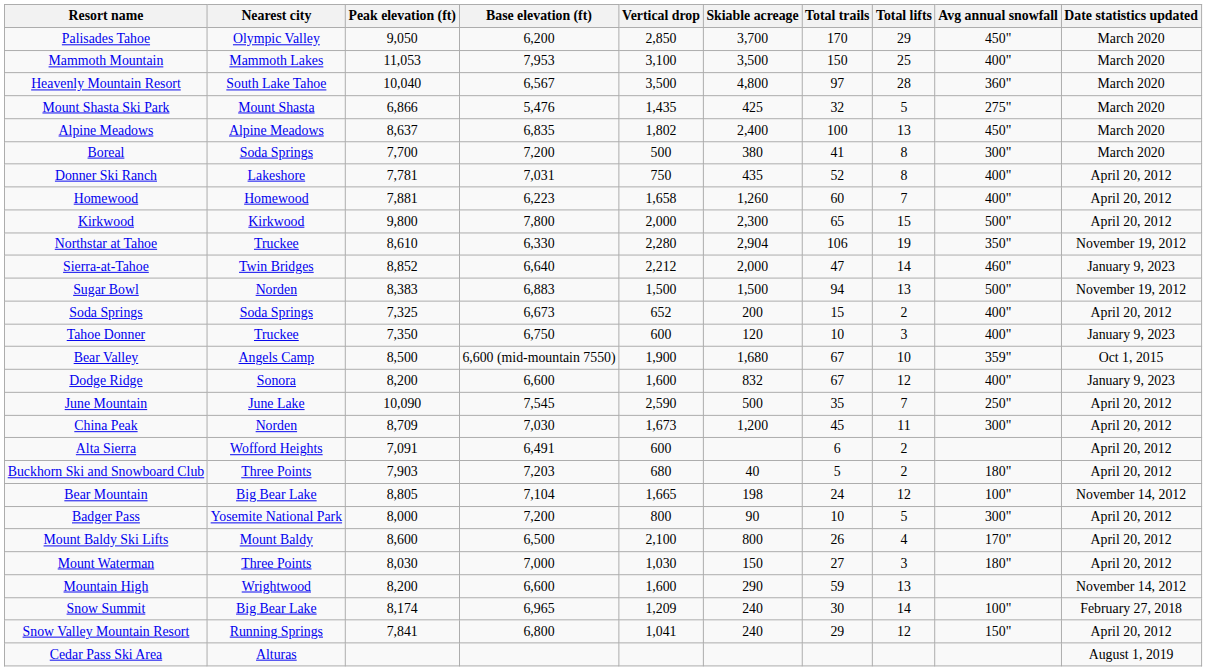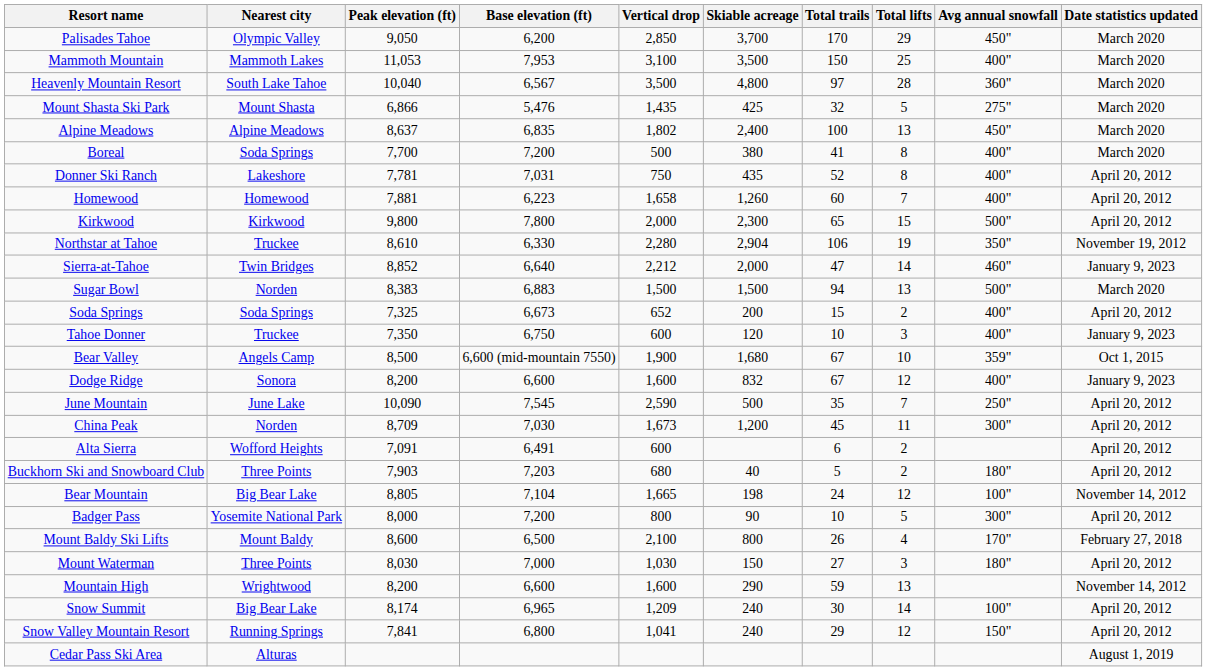(998, 153) 300" -> (998, 153) 400"
(1131, 289) November 19, 2012 -> (1131, 289) March 2020
(1131, 540) April 20, 2012 -> (1131, 540) February 27, 2018
(1131, 609) February 27, 2018 -> (1131, 609) April 20, 2012
